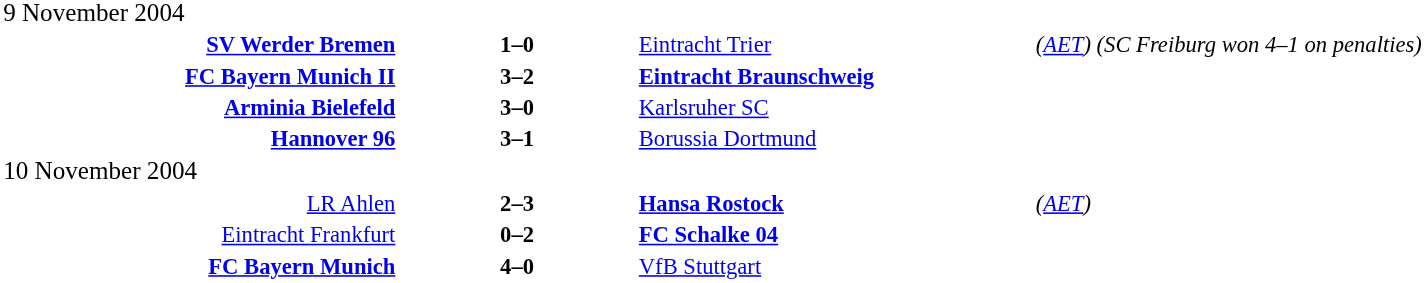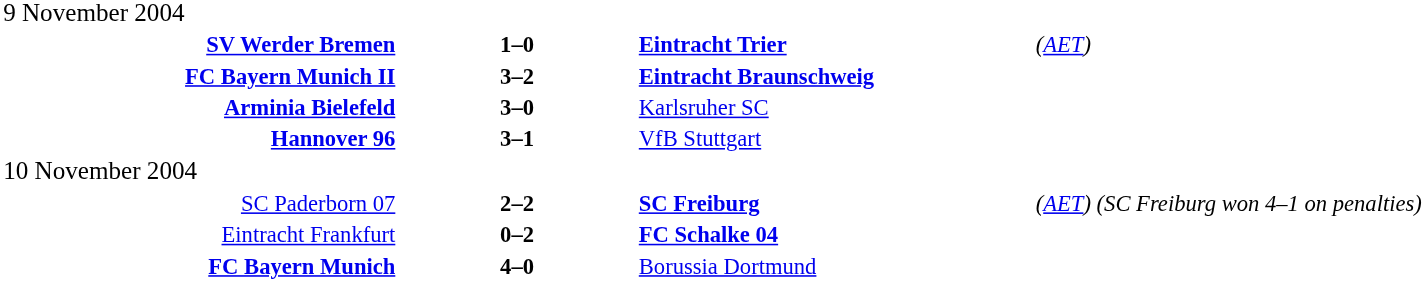(705, 44) normal -> (713, 44) bold
(1229, 44) (AET) (SC Freiburg won 4–1 on penalties) -> (1063, 44) (AET)
(728, 139) Borussia Dortmund -> (700, 139) VfB Stuttgart
+ row: (318, 203)
- row: (351, 203)
(700, 266) VfB Stuttgart -> (728, 266) Borussia Dortmund
